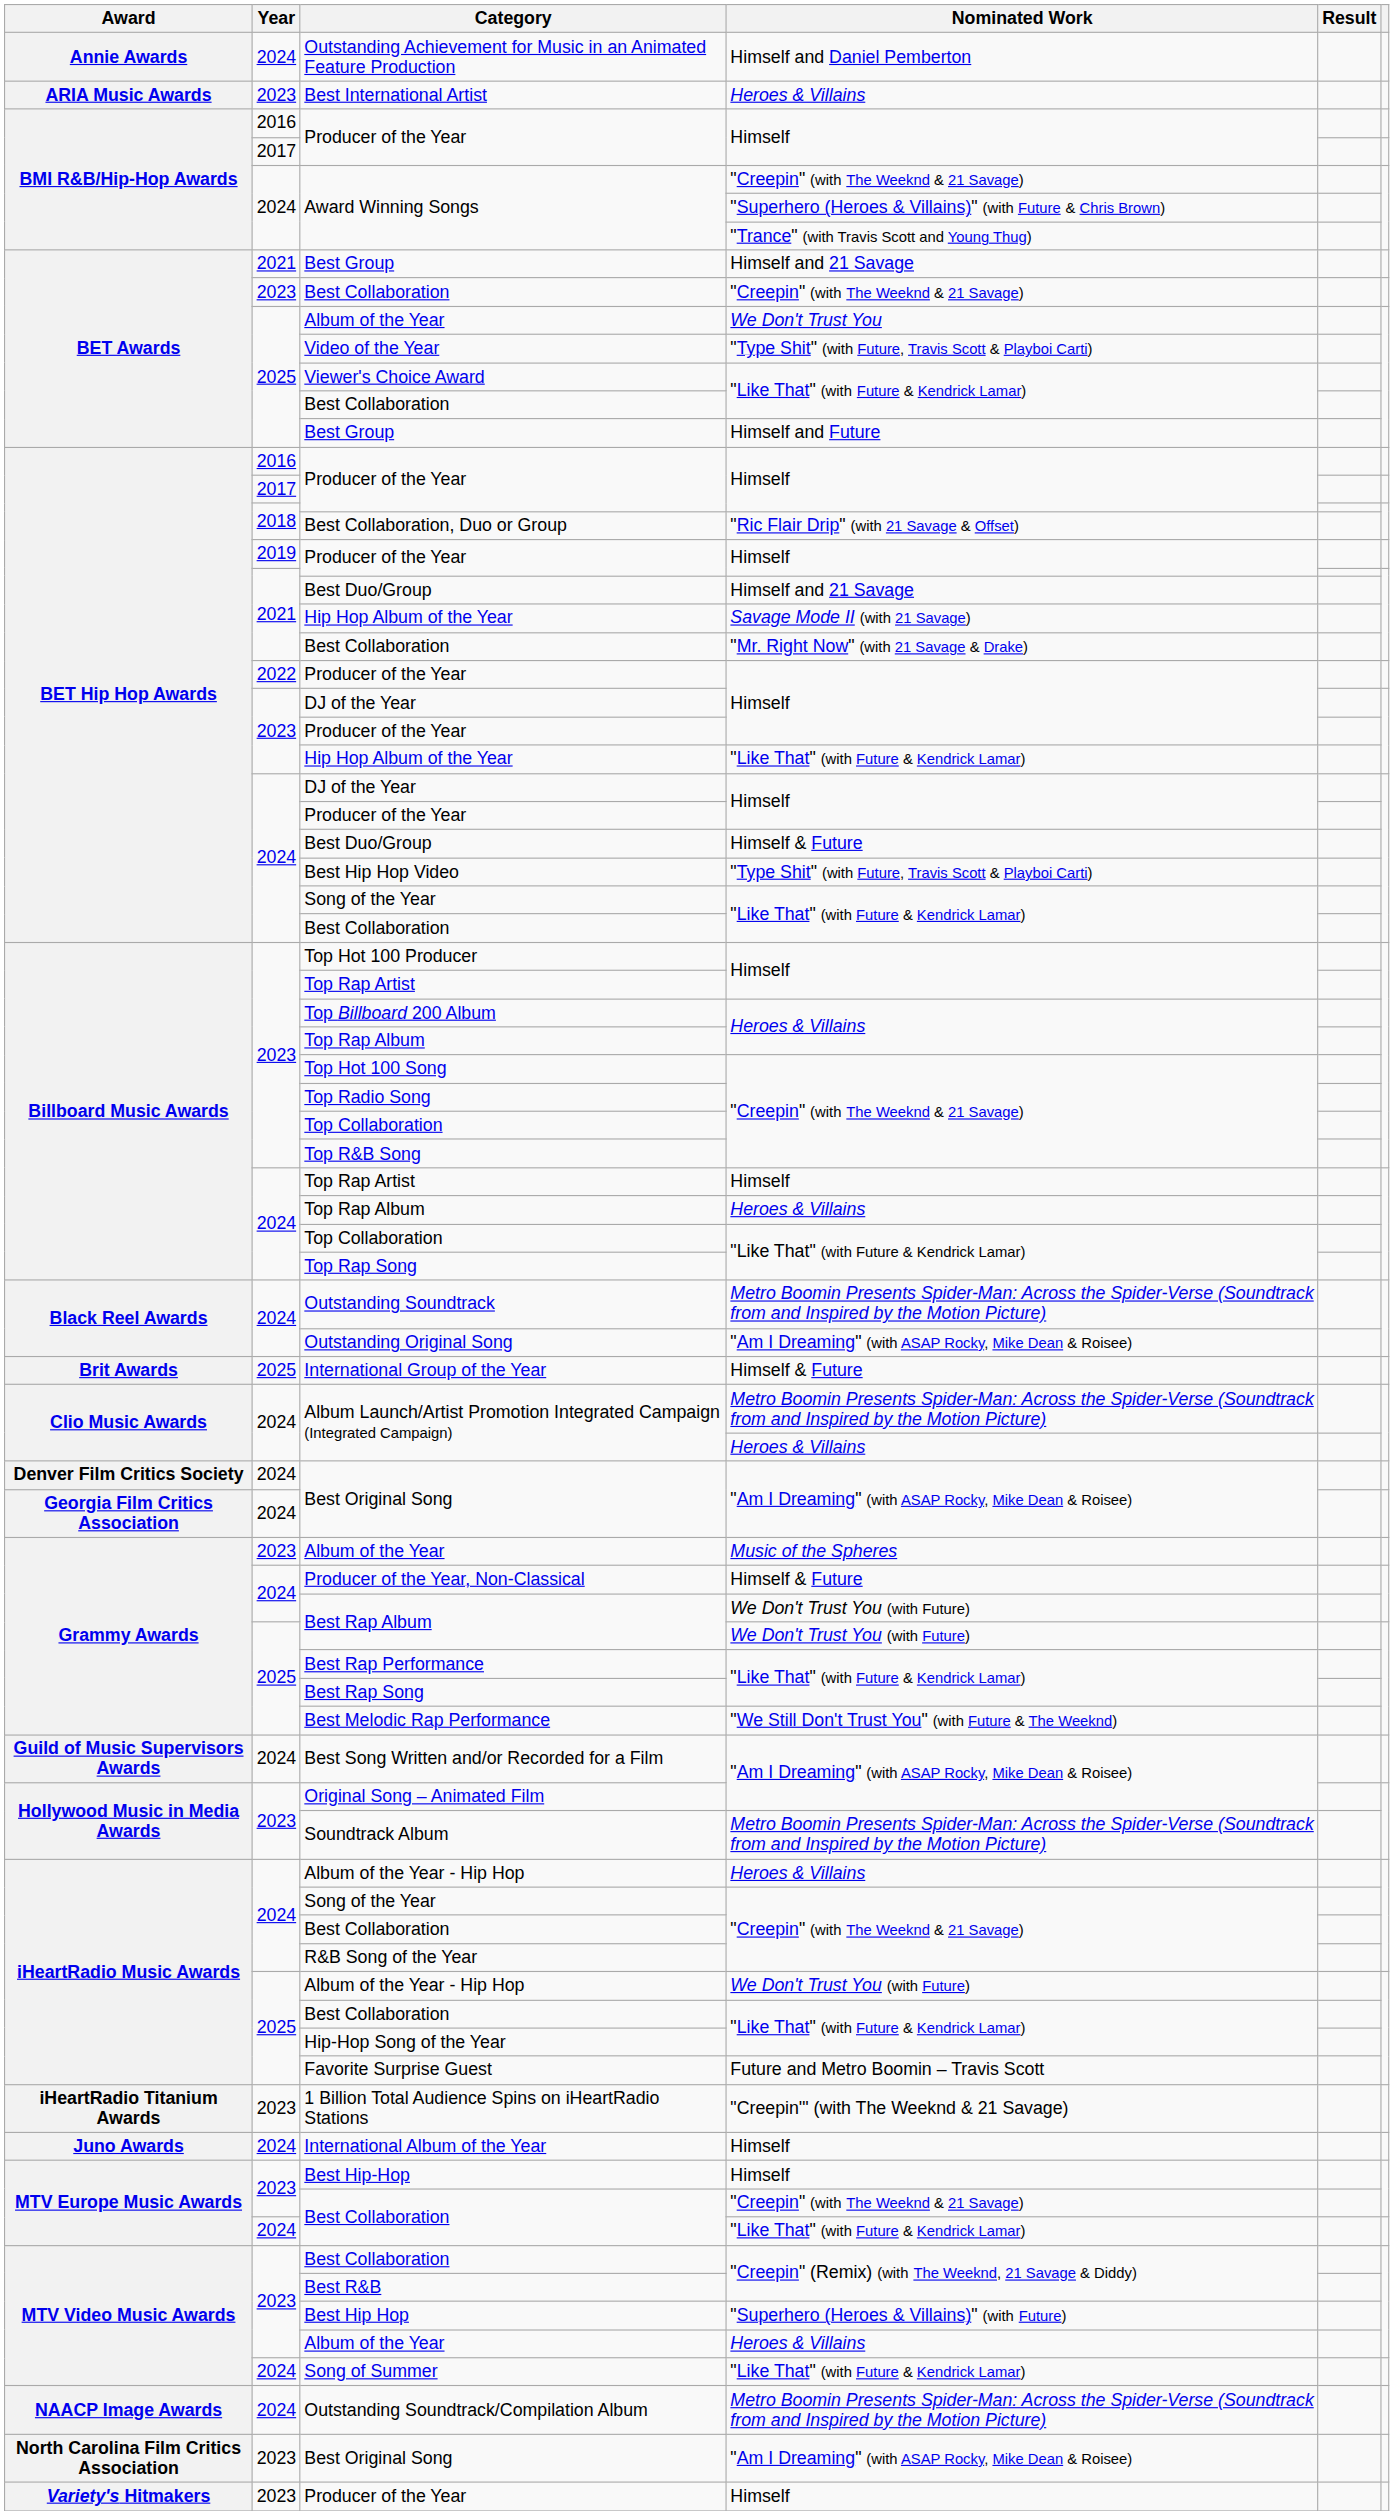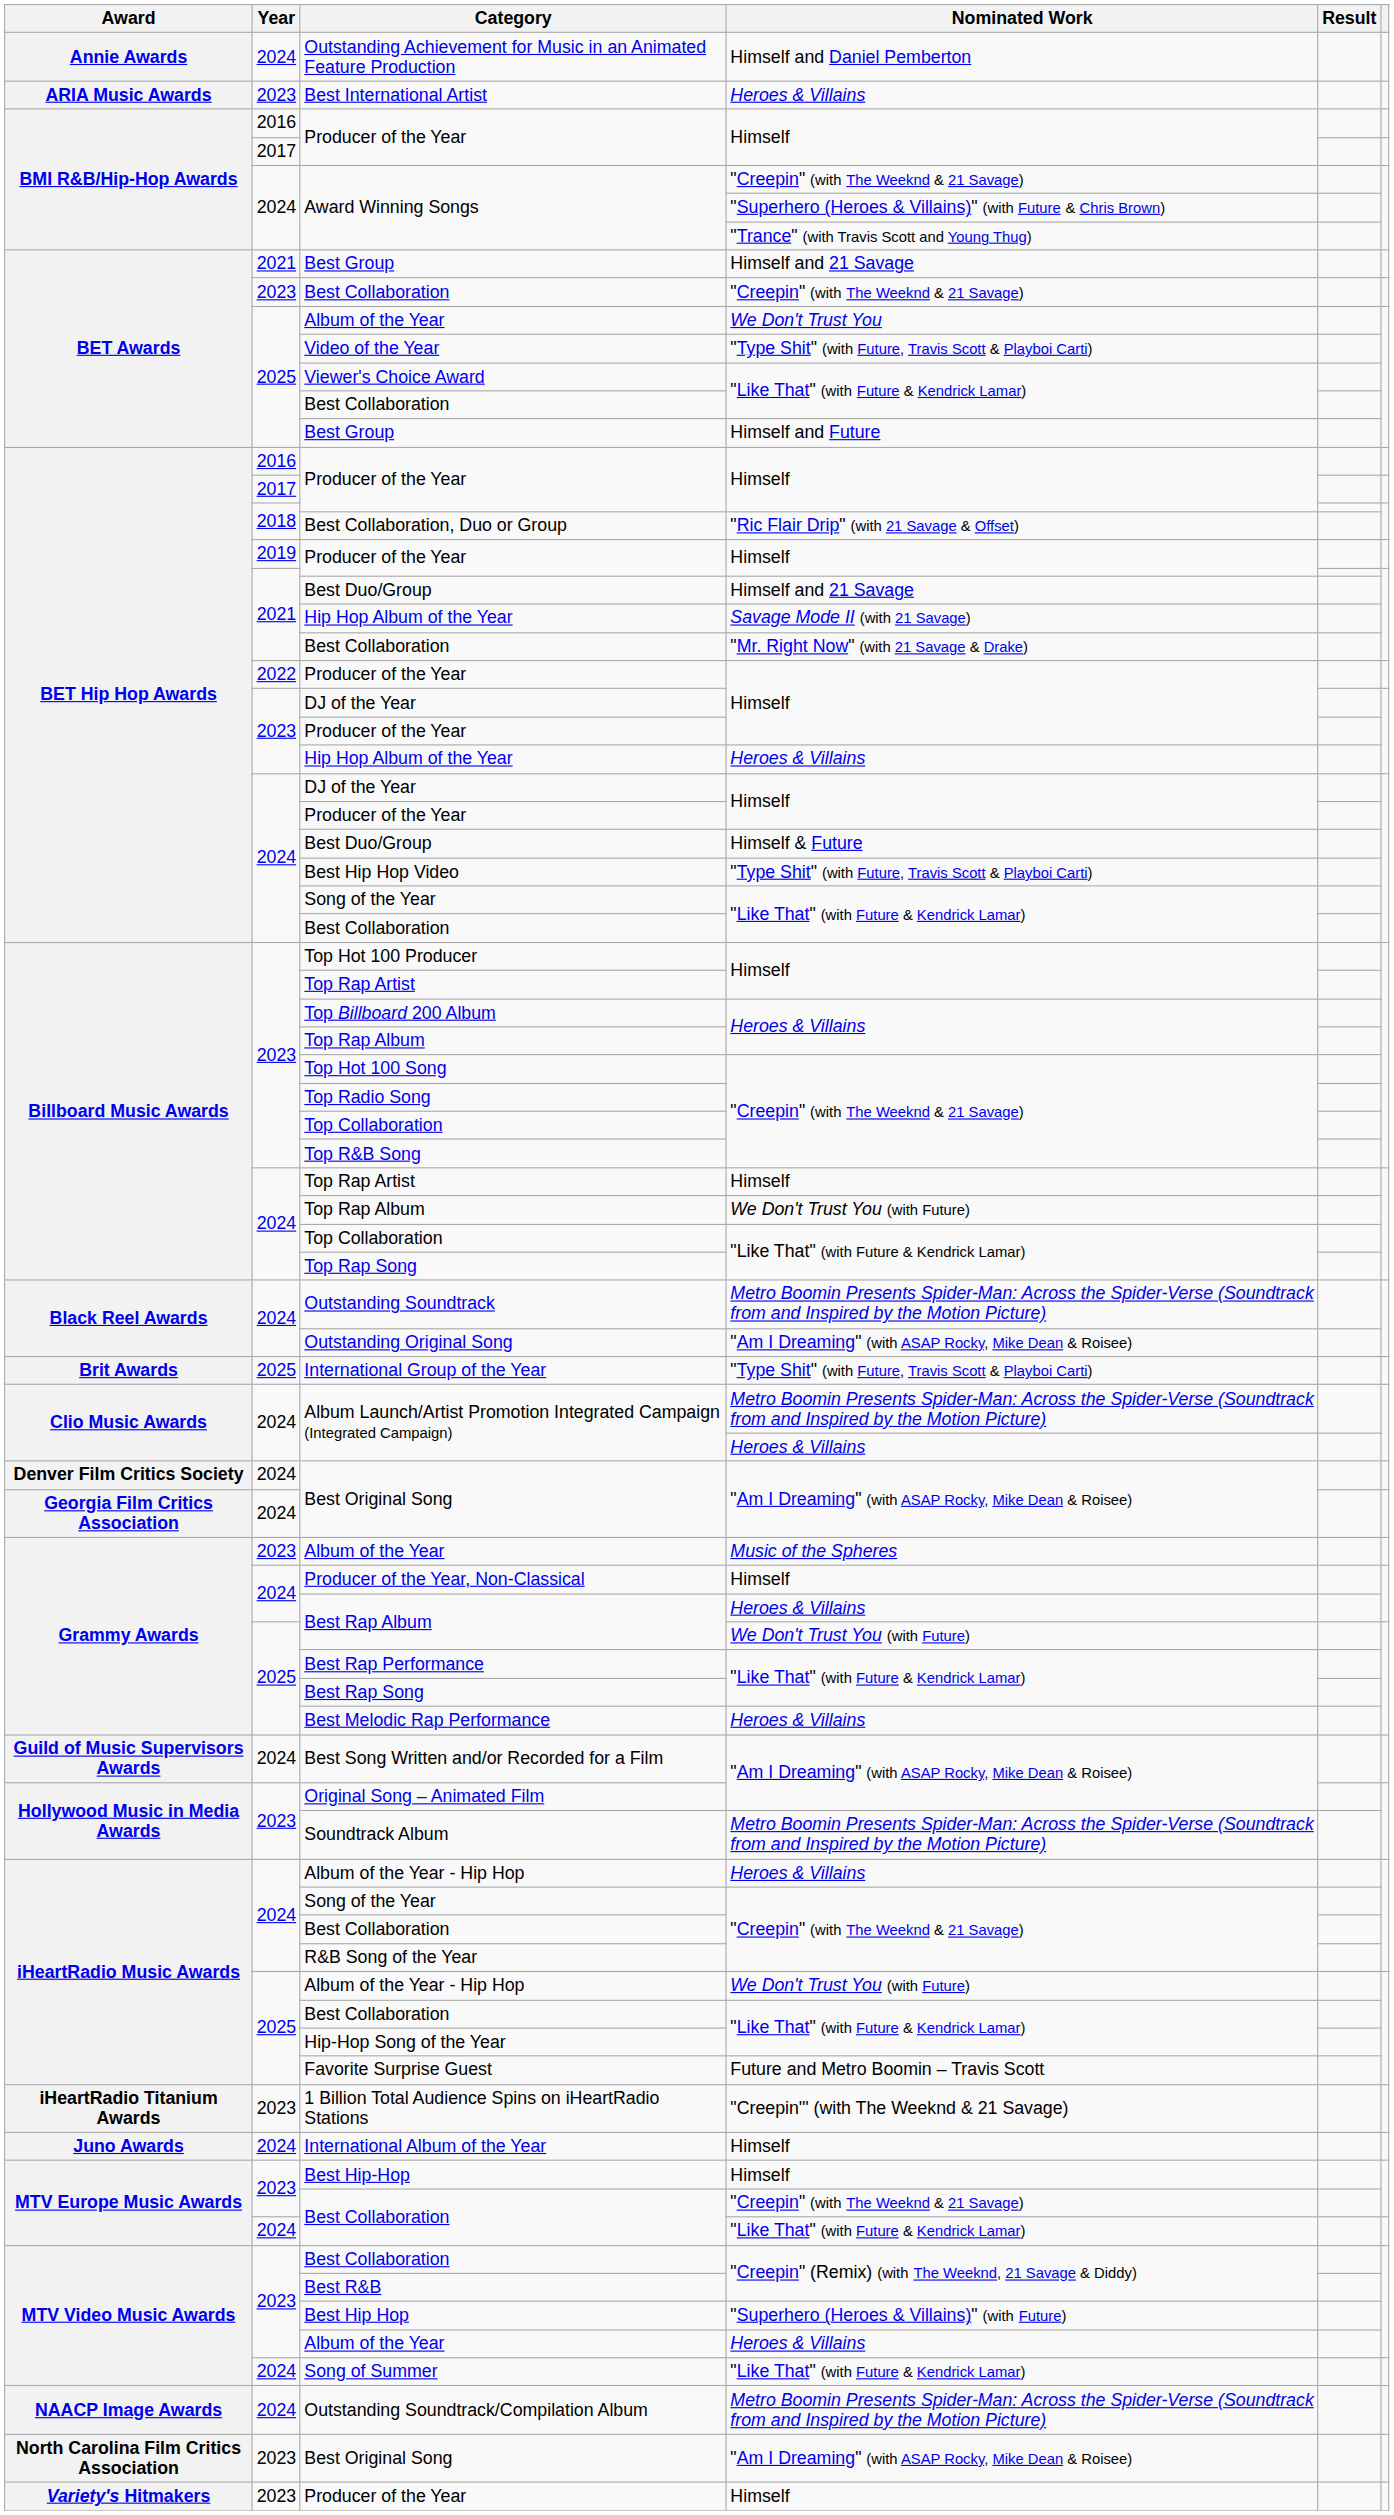(878, 759) "Like That" (with Future & Kendrick Lamar) -> (798, 759) Heroes & Villains
(798, 1209) Heroes & Villains -> (850, 1209) We Don't Trust You (with Future)
(797, 1370) Himself & Future -> (911, 1370) "Type Shit" (with Future, Travis Scott & Playboi Carti)
(797, 1579) Himself & Future -> (760, 1579) Himself
(850, 1607) We Don't Trust You (with Future) -> (798, 1607) Heroes & Villains
(924, 1720) "We Still Don't Trust You" (with Future & The Weeknd) -> (798, 1720) Heroes & Villains
